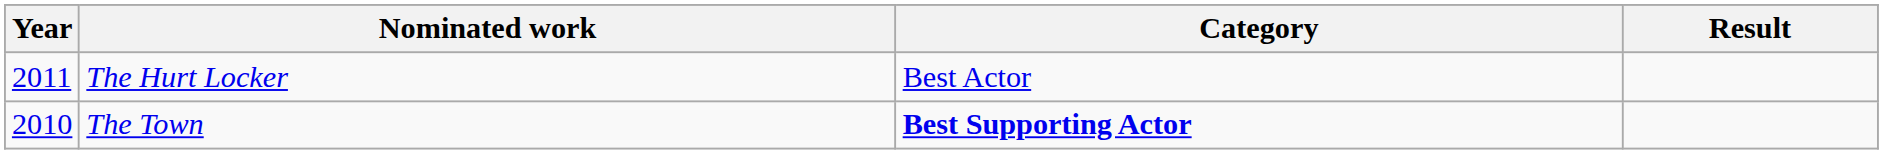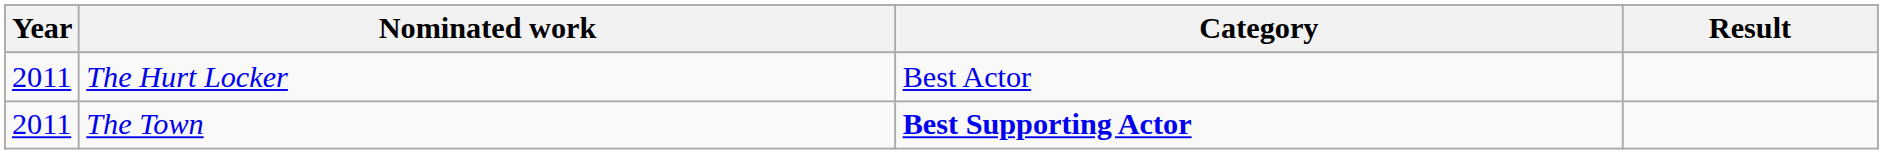(42, 124) 2010 -> (42, 124) 2011
